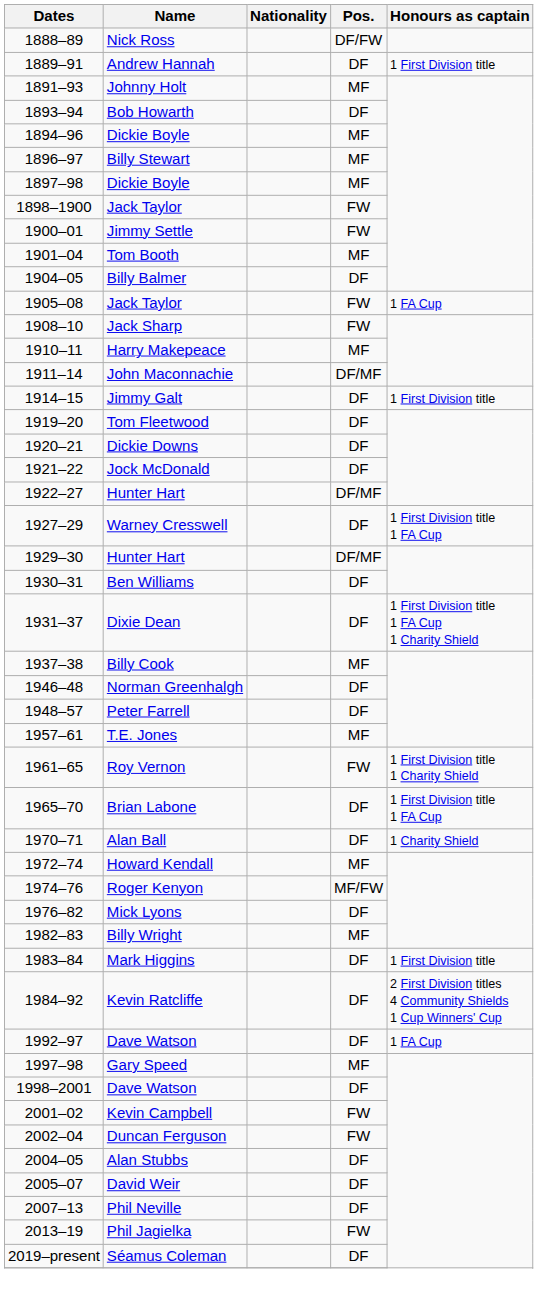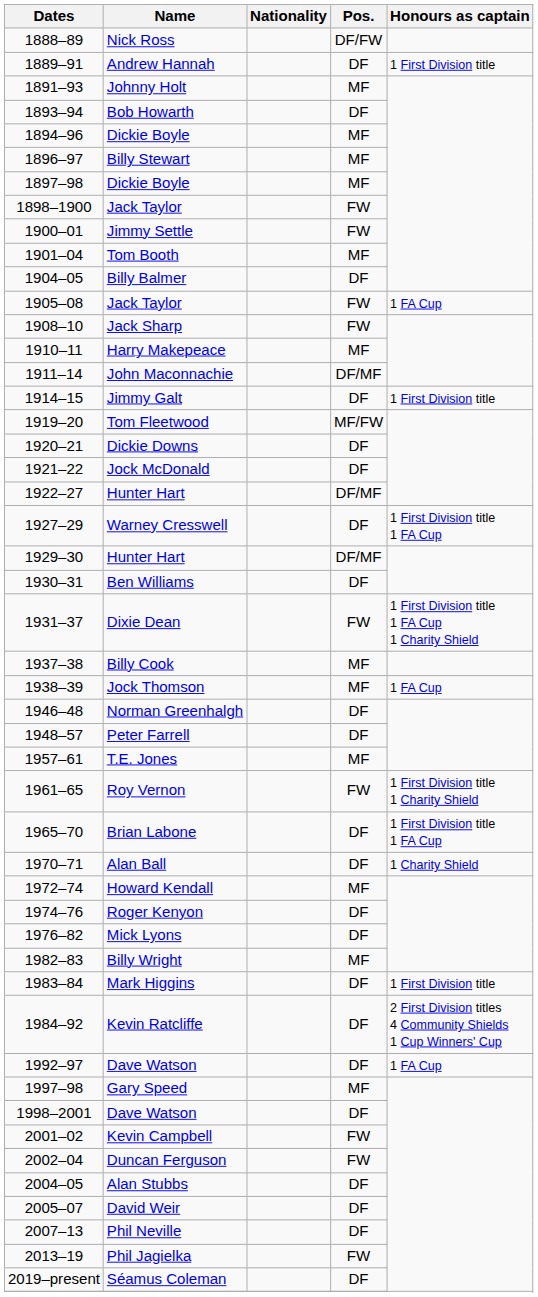(359, 421) DF -> (359, 421) MF/FW
(359, 622) DF -> (359, 622) FW
+ row: (54, 687)
(359, 888) MF/FW -> (359, 912) DF
